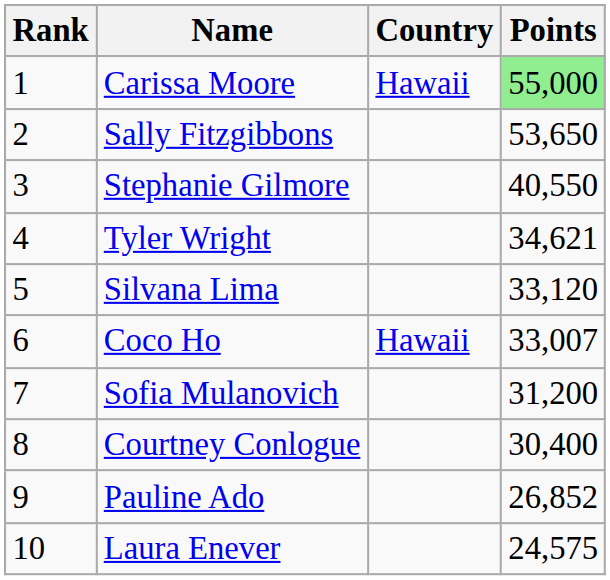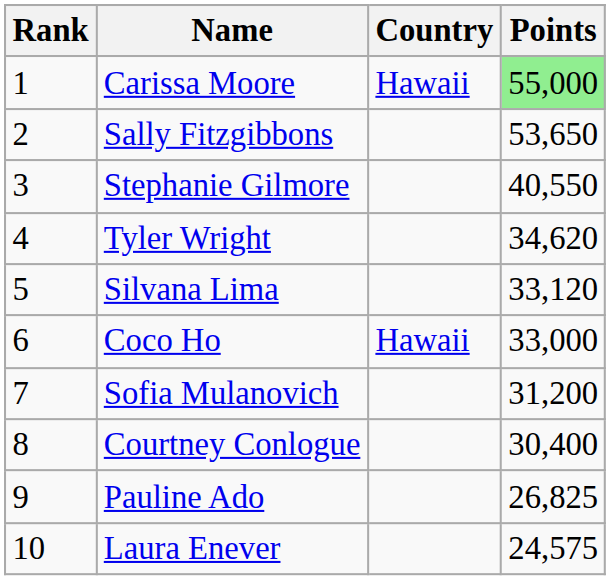(553, 237) 34,621 -> (553, 237) 34,620
(553, 340) 33,007 -> (553, 340) 33,000
(553, 496) 26,852 -> (553, 496) 26,825
